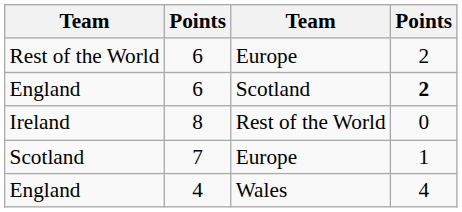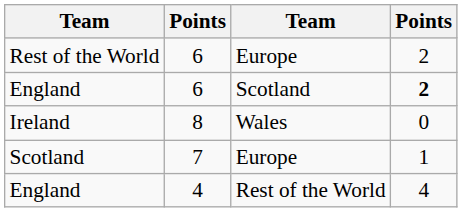(311, 122) Rest of the World -> (261, 122) Wales
(261, 190) Wales -> (311, 190) Rest of the World
